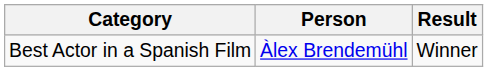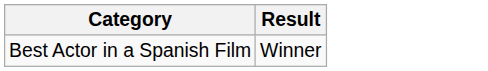- column: (334, 19)
